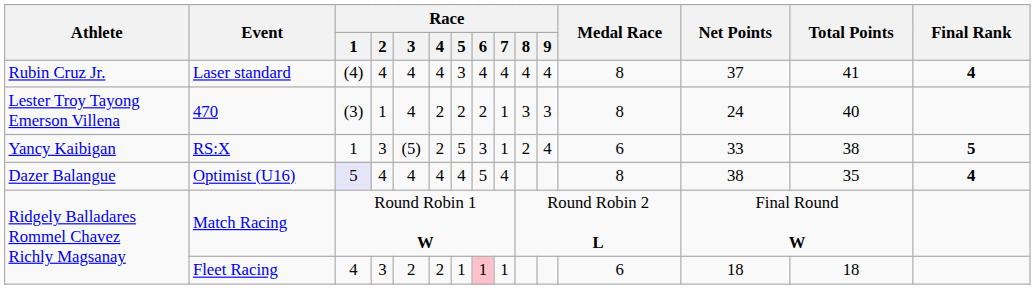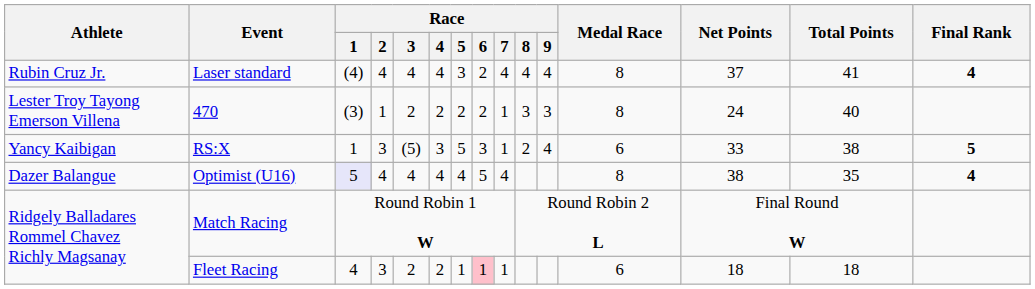(483, 73) 4 -> (483, 73) 2
(411, 111) 4 -> (411, 111) 2
(440, 148) 2 -> (440, 148) 3
